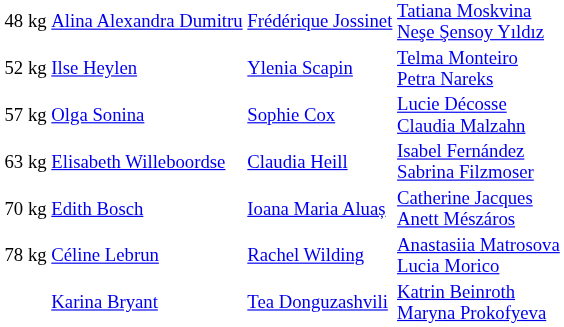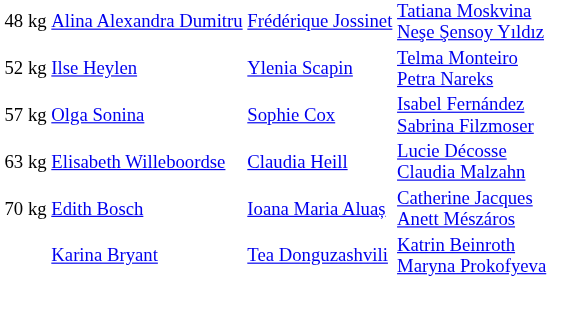(461, 115) Lucie Décosse Claudia Malzahn -> (465, 115) Isabel Fernández Sabrina Filzmoser
(465, 161) Isabel Fernández Sabrina Filzmoser -> (461, 161) Lucie Décosse Claudia Malzahn
- row: (26, 255)
